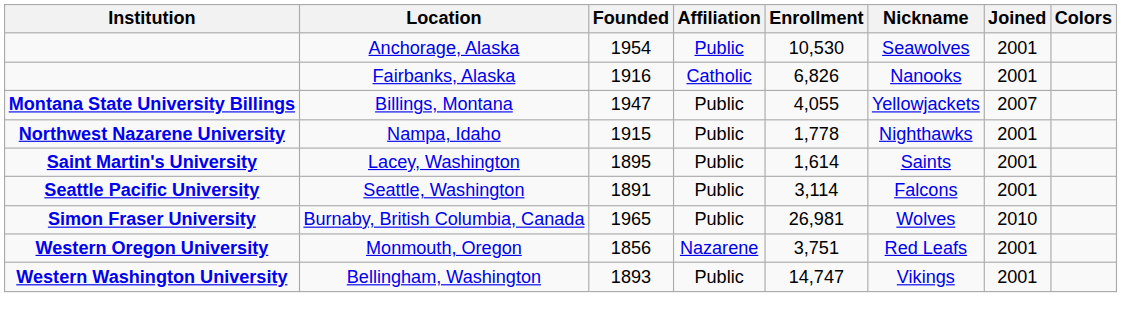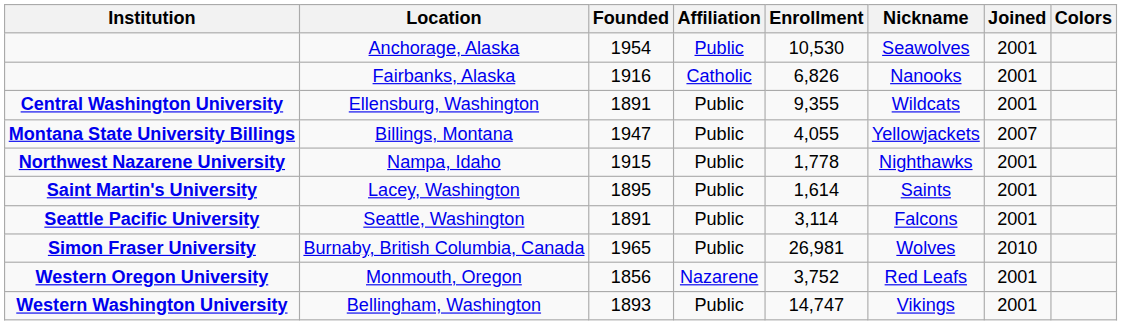+ row: (444, 104)
(816, 248) 3,751 -> (816, 276) 3,752
